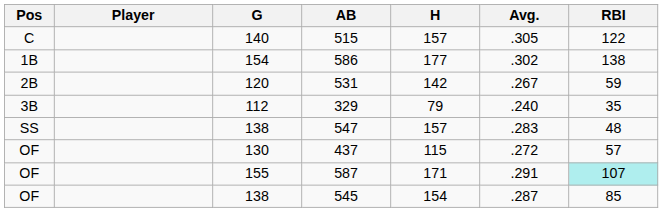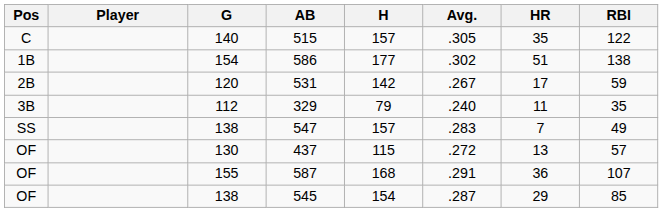+ column: (540, 15)
(613, 128) 48 -> (619, 128) 49
(435, 173) 171 -> (384, 173) 168
(613, 173) paleturquoise background -> (619, 173) no background
